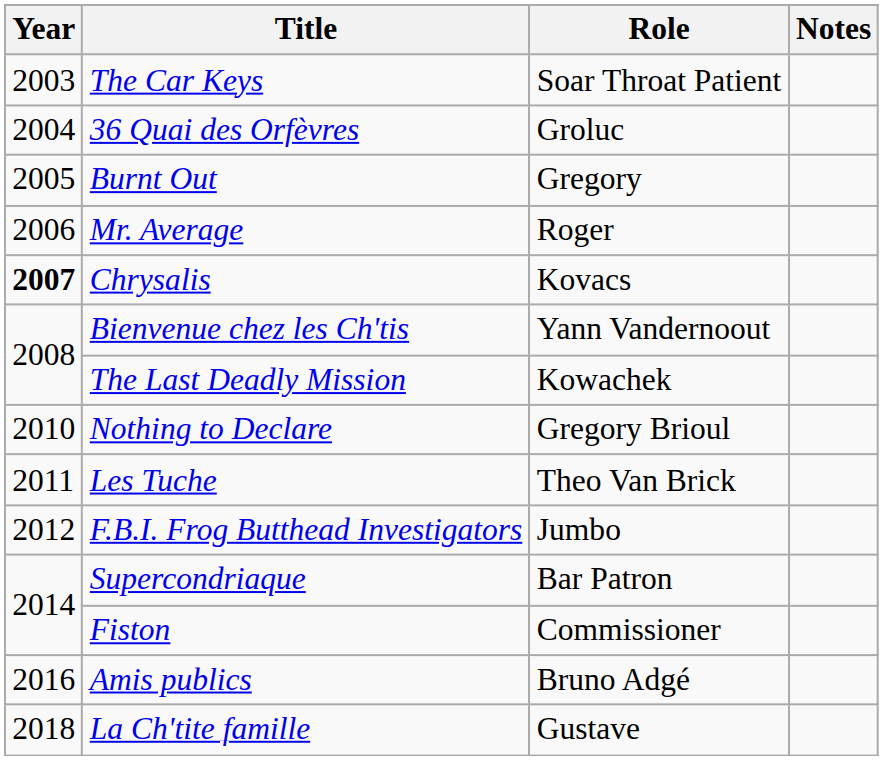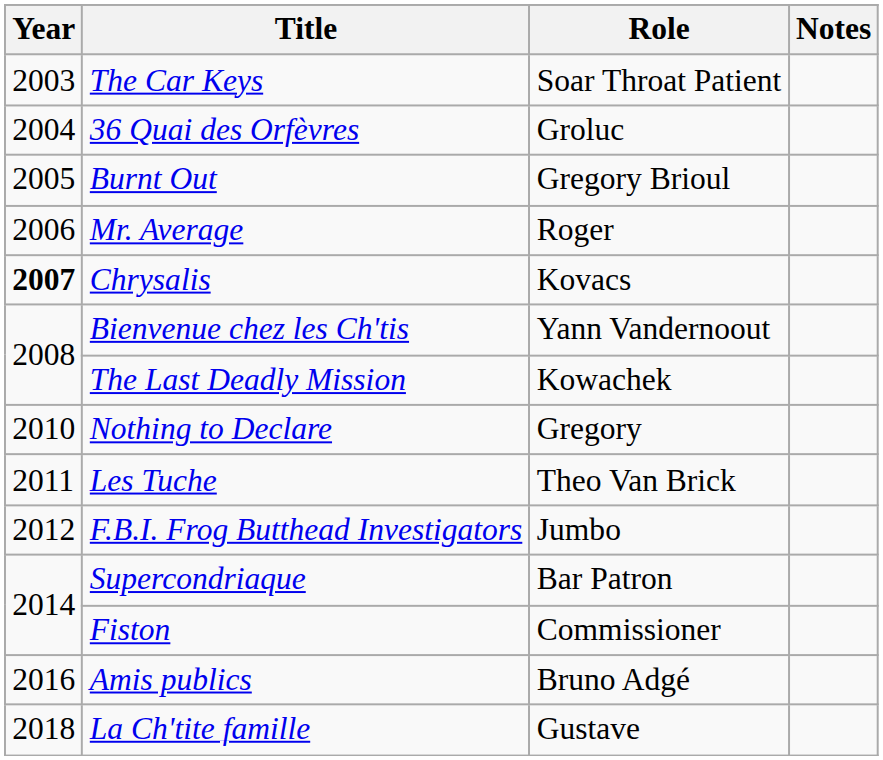(589, 179) Gregory -> (634, 179) Gregory Brioul
(634, 429) Gregory Brioul -> (589, 429) Gregory
